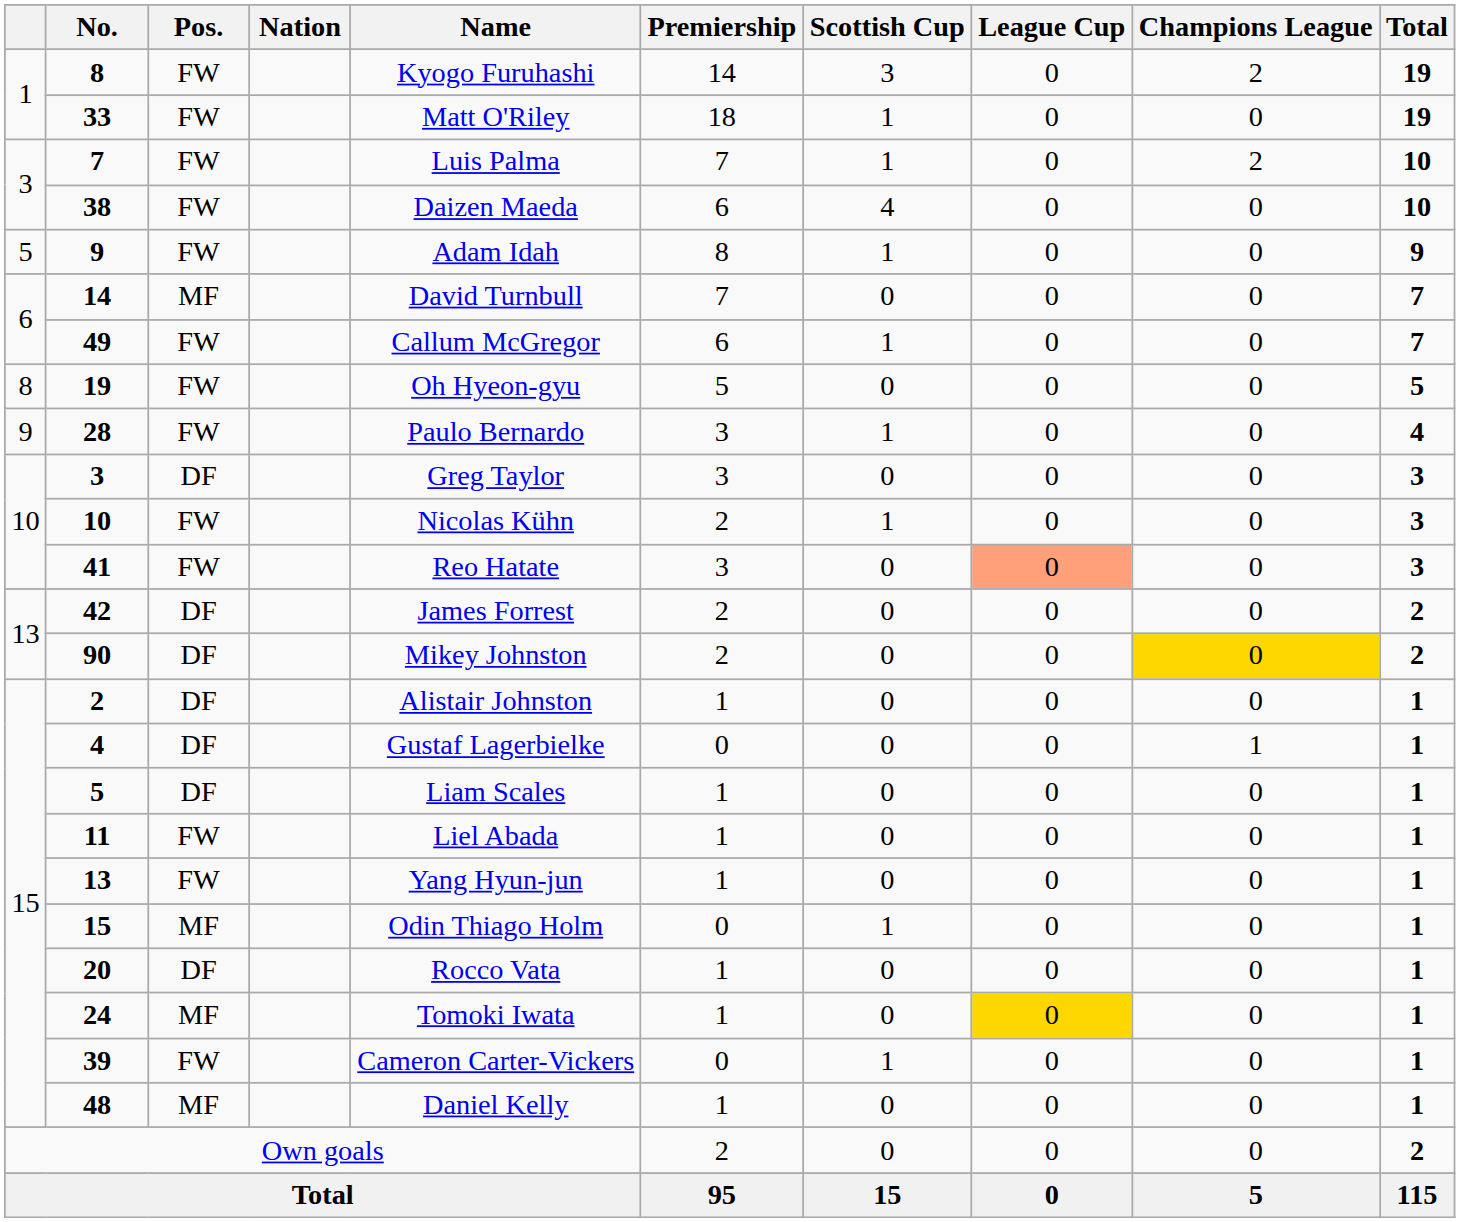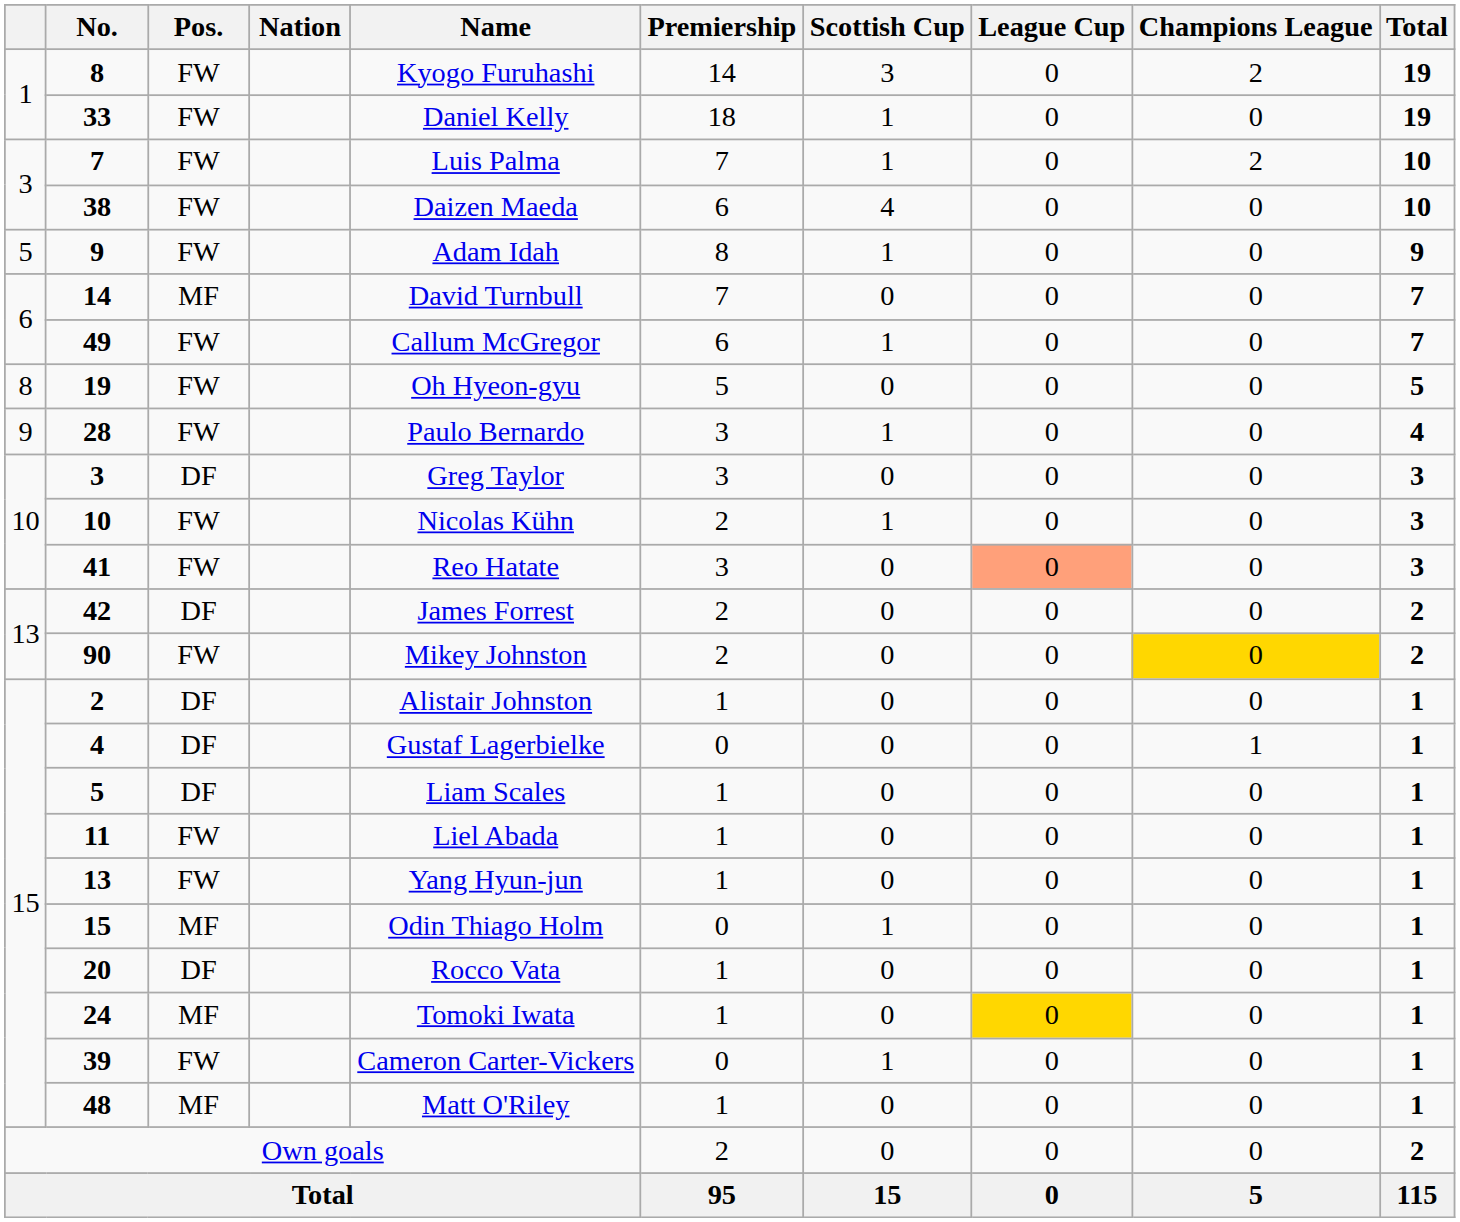(496, 116) Matt O'Riley -> (496, 116) Daniel Kelly
(199, 655) DF -> (199, 655) FW
(496, 1104) Daniel Kelly -> (496, 1104) Matt O'Riley
